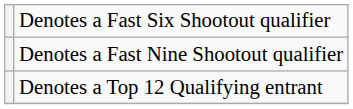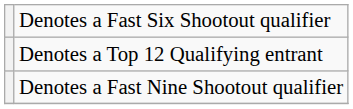rows swapped: (181, 53) <-> (171, 86)
